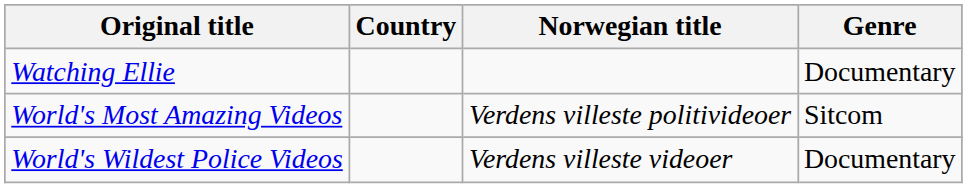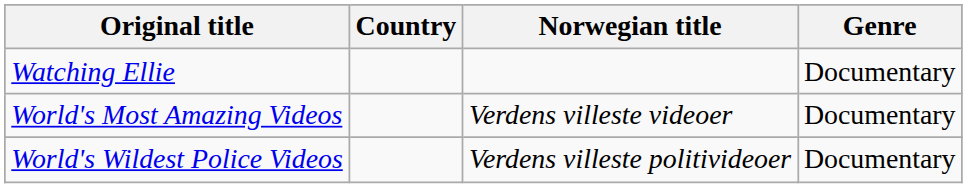(630, 114) Verdens villeste politivideoer -> (601, 114) Verdens villeste videoer
(843, 114) Sitcom -> (880, 114) Documentary
(601, 159) Verdens villeste videoer -> (630, 159) Verdens villeste politivideoer
